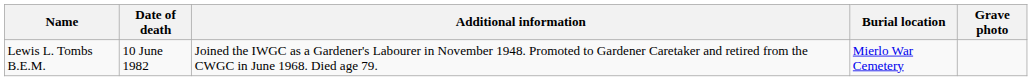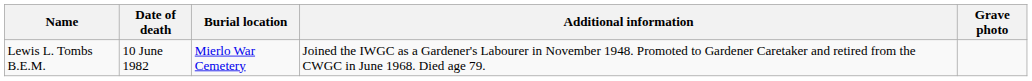columns swapped: (904, 22) <-> (521, 22)
